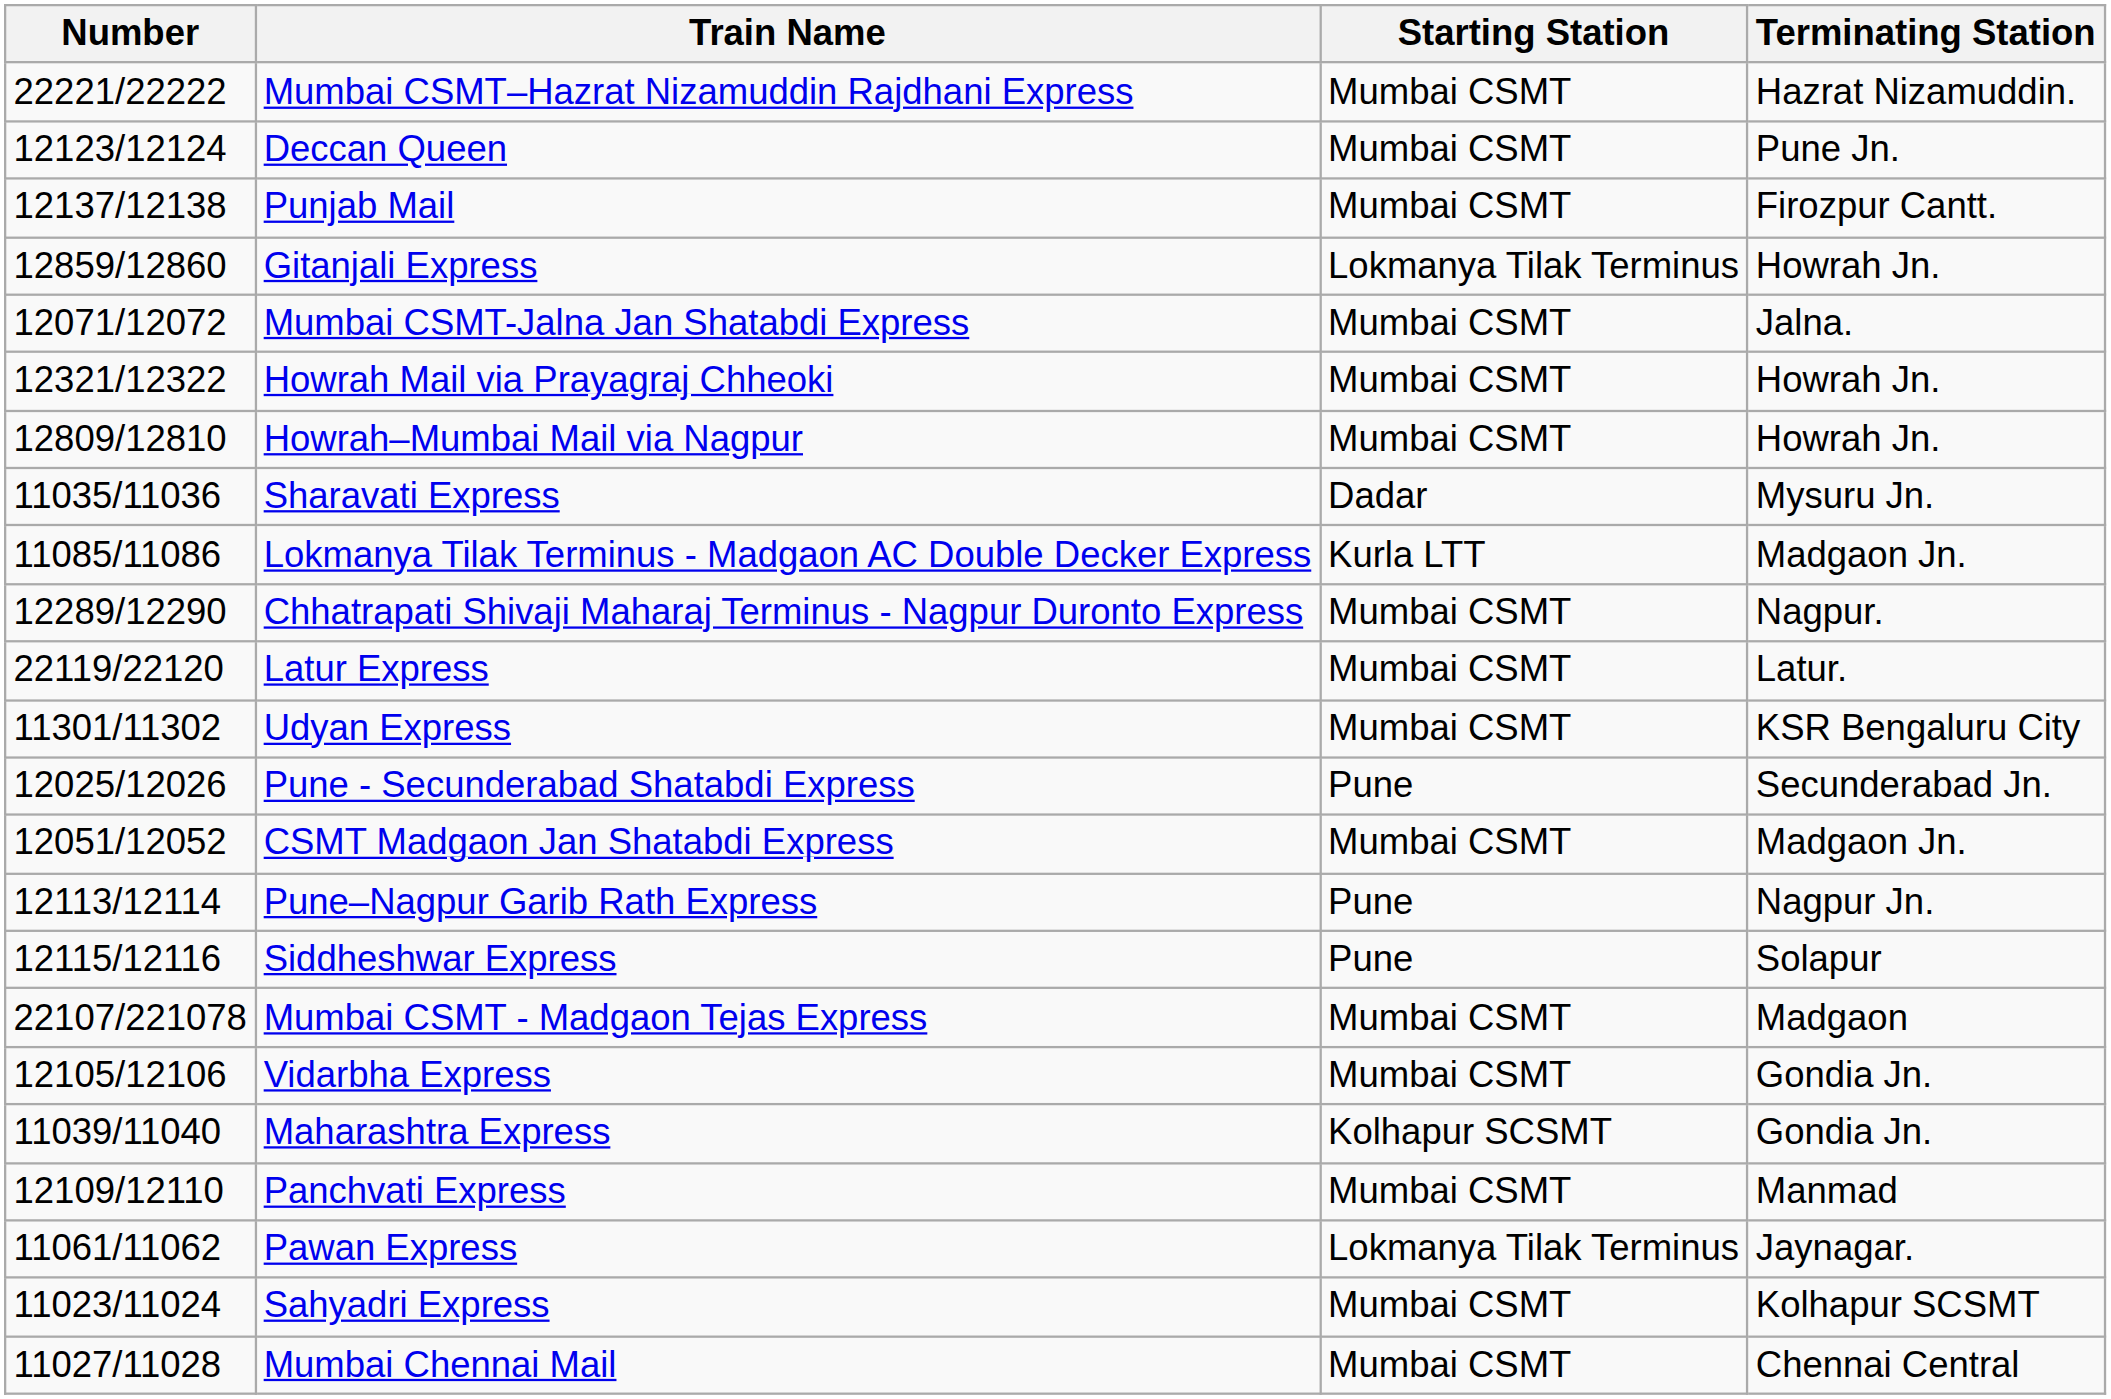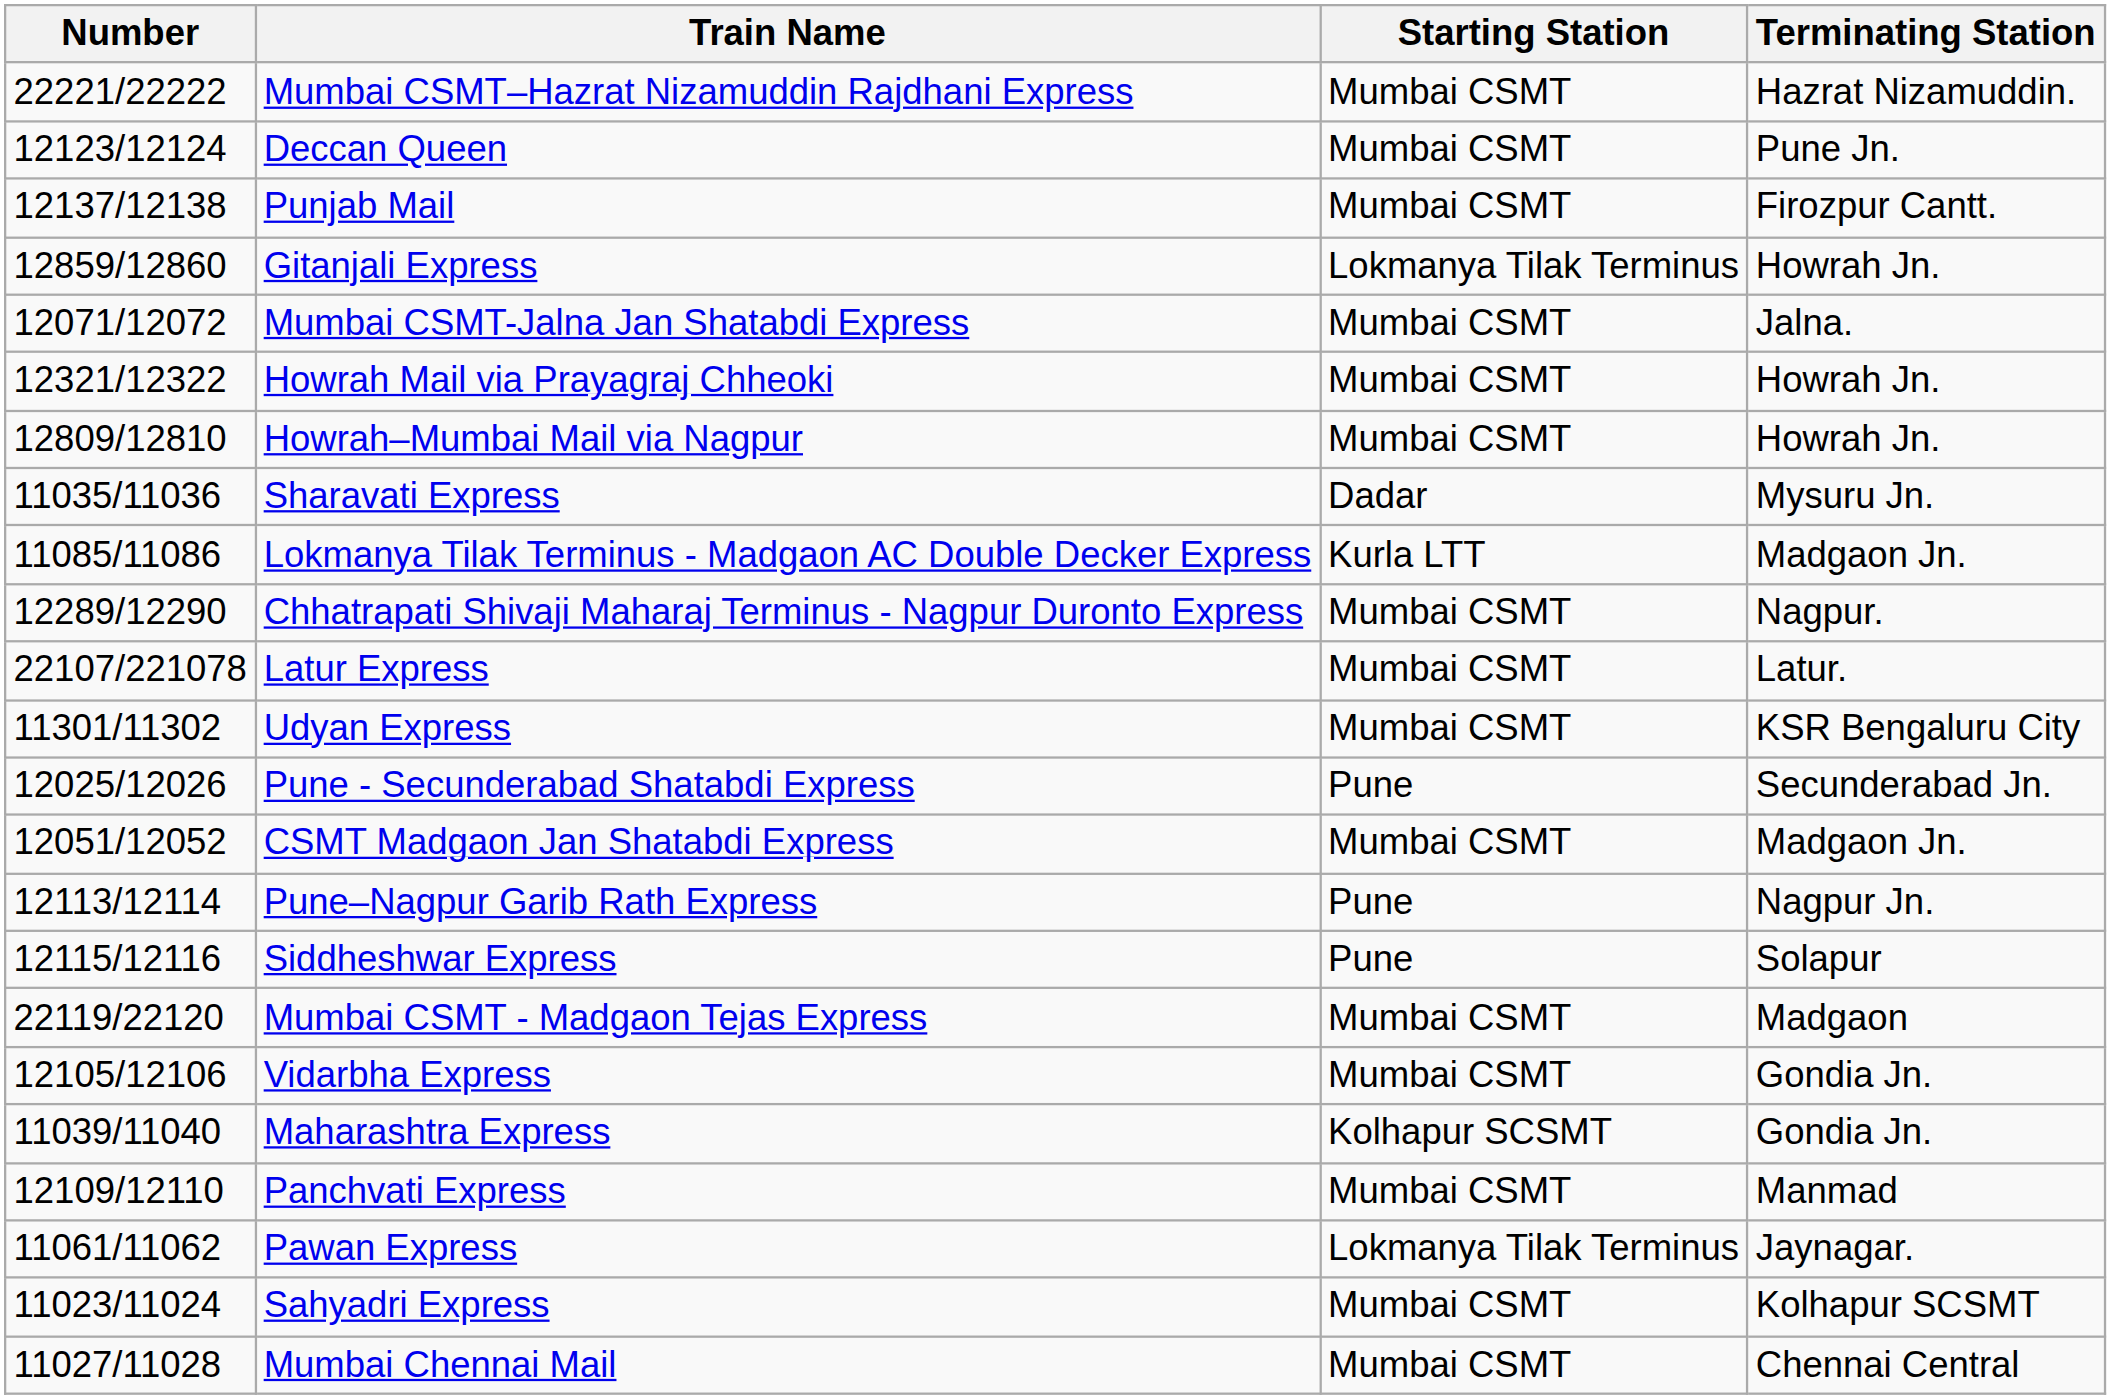(119, 669) 22119/22120 -> (130, 669) 22107/221078
(130, 1016) 22107/221078 -> (119, 1016) 22119/22120
